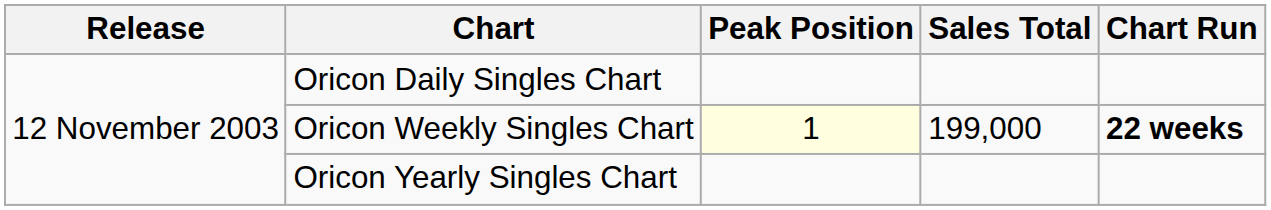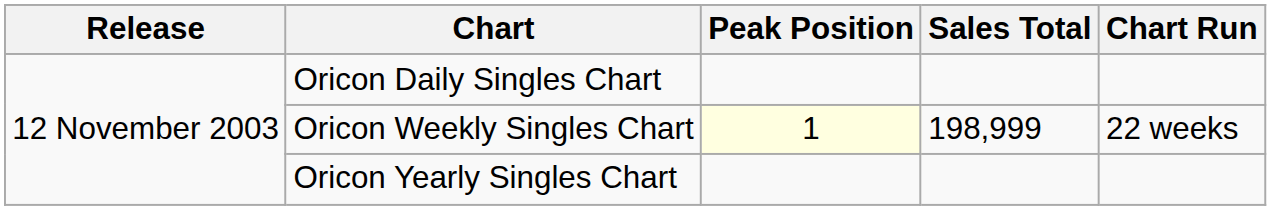(985, 128) 199,000 -> (985, 128) 198,999
(1175, 128) bold -> (1172, 128) normal
